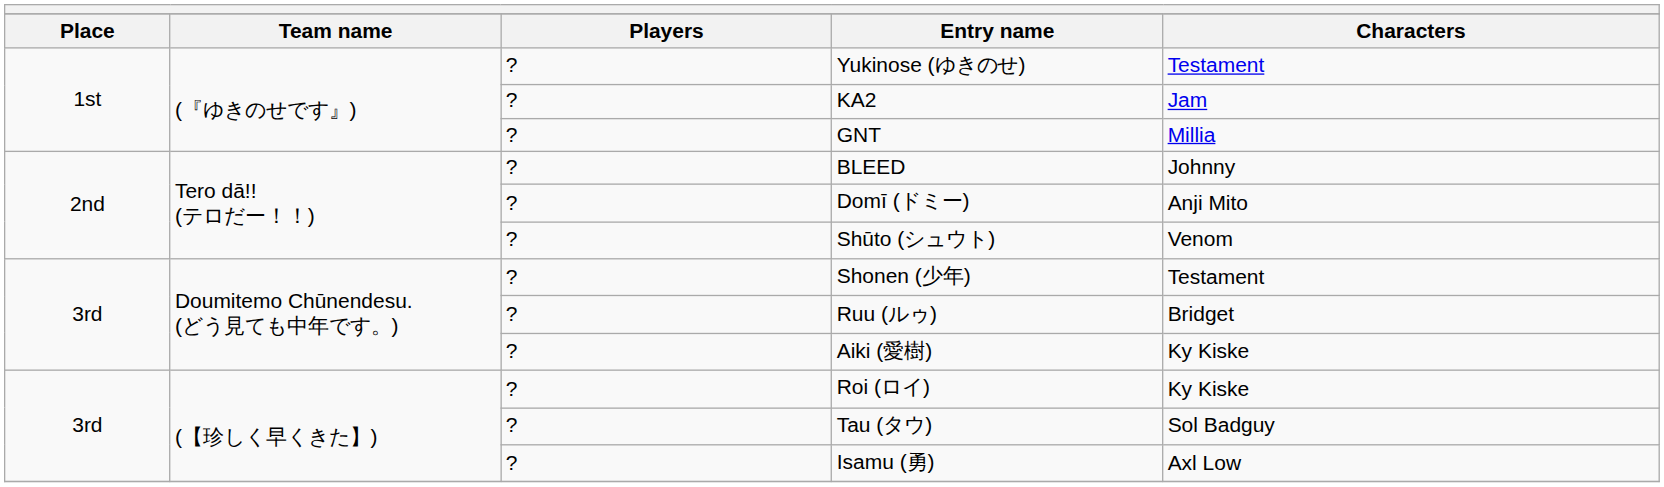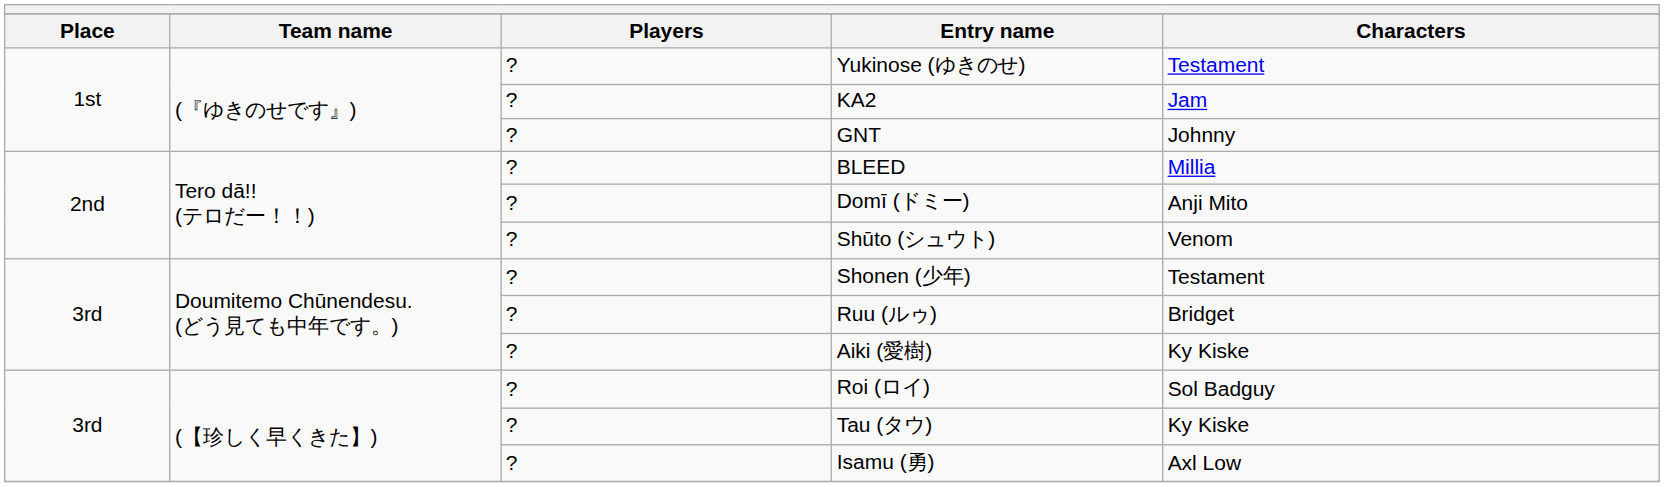(1192, 134) Millia -> (1201, 134) Johnny
(1201, 167) Johnny -> (1192, 167) Millia
(1208, 388) Ky Kiske -> (1221, 388) Sol Badguy
(1221, 425) Sol Badguy -> (1208, 425) Ky Kiske
